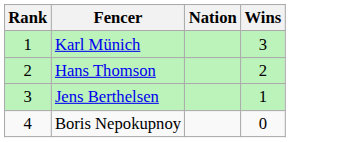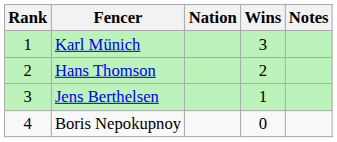+ column: (309, 17)
